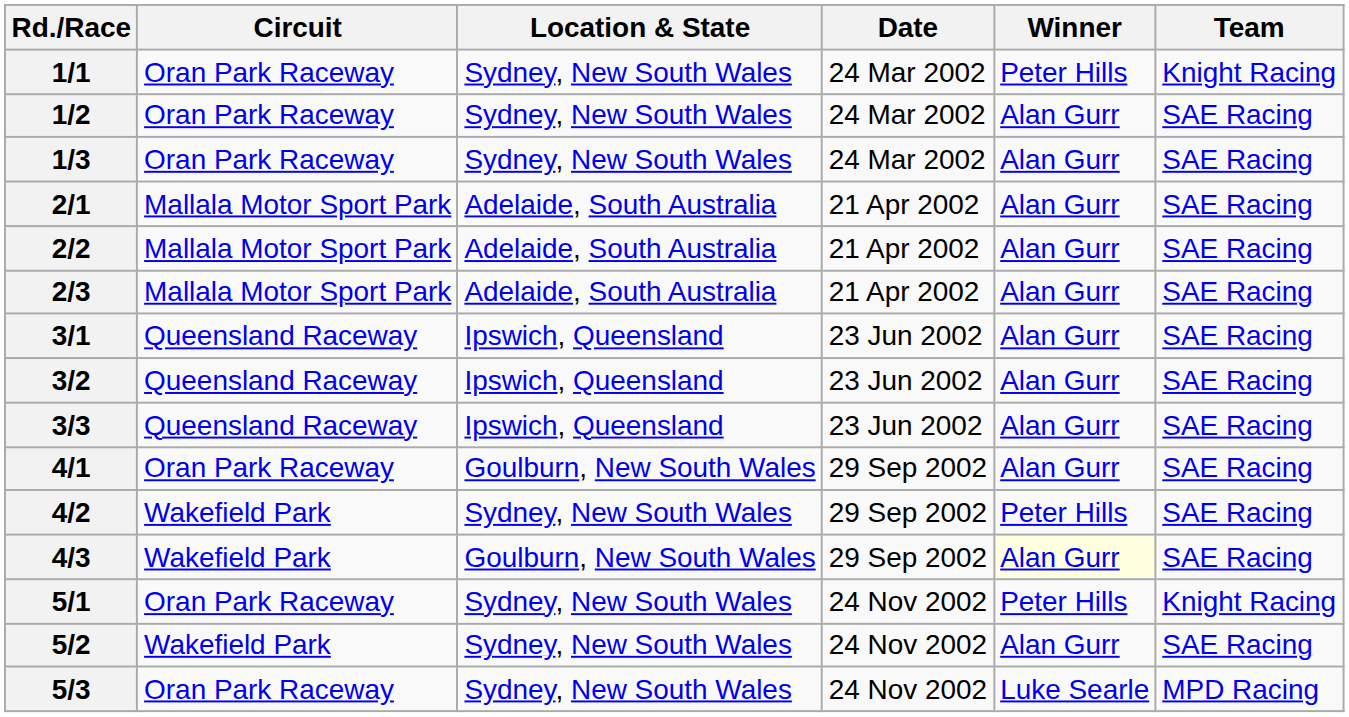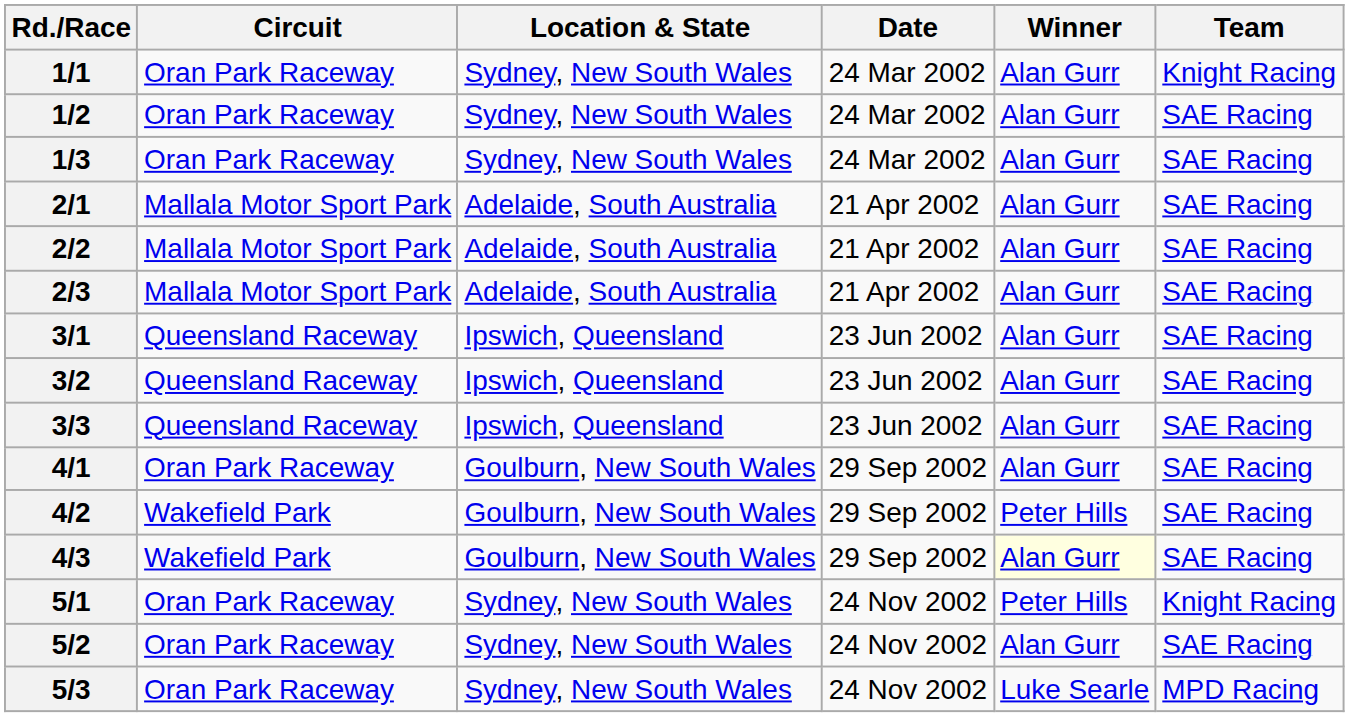(1064, 72) Peter Hills -> (1060, 72) Alan Gurr
(628, 513) Sydney, New South Wales -> (640, 513) Goulburn, New South Wales
(237, 645) Wakefield Park -> (269, 645) Oran Park Raceway
